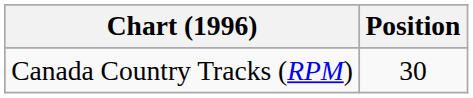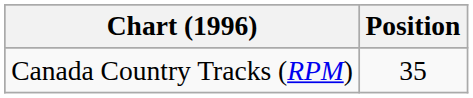(413, 69) 30 -> (413, 69) 35
